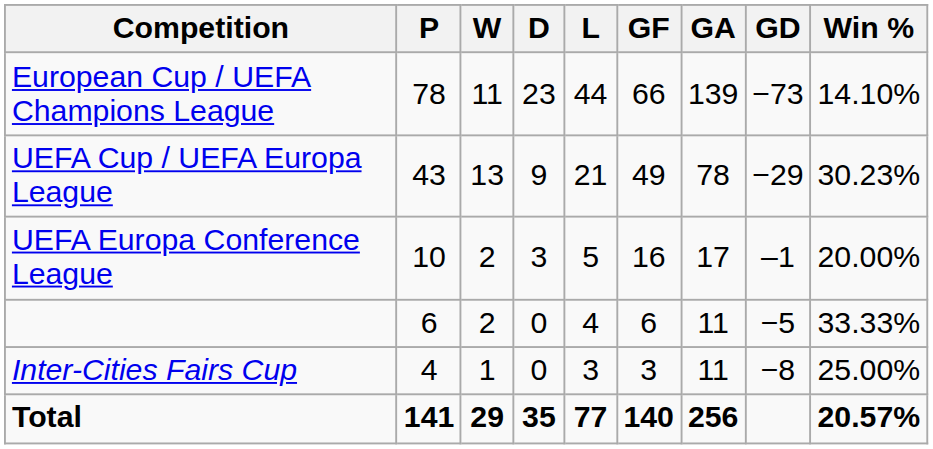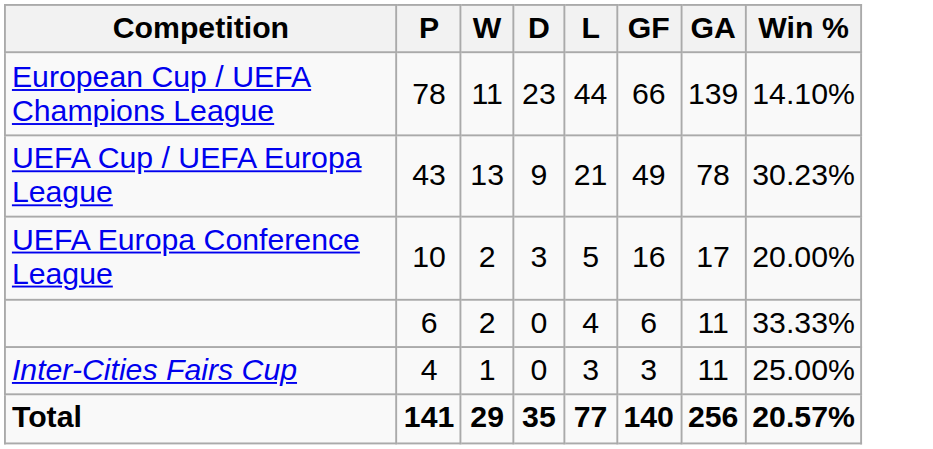- column: (778, 28)
